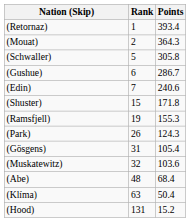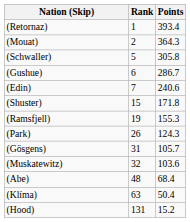(169, 149) 105.4 -> (169, 149) 105.7
